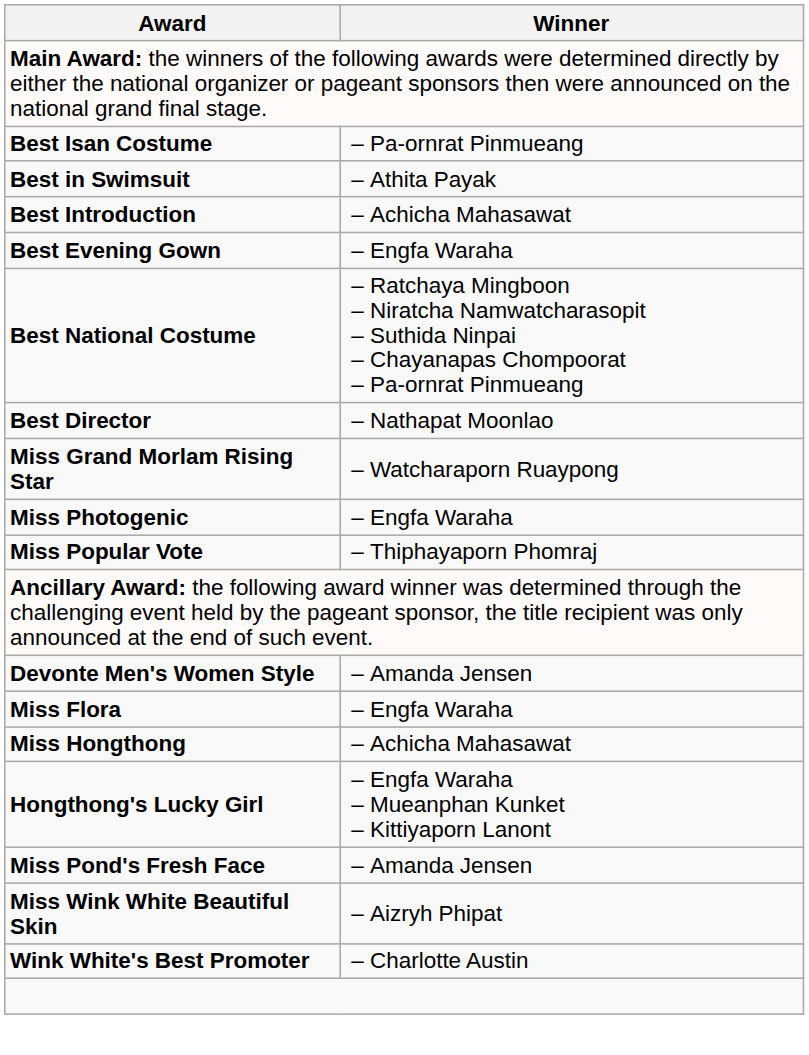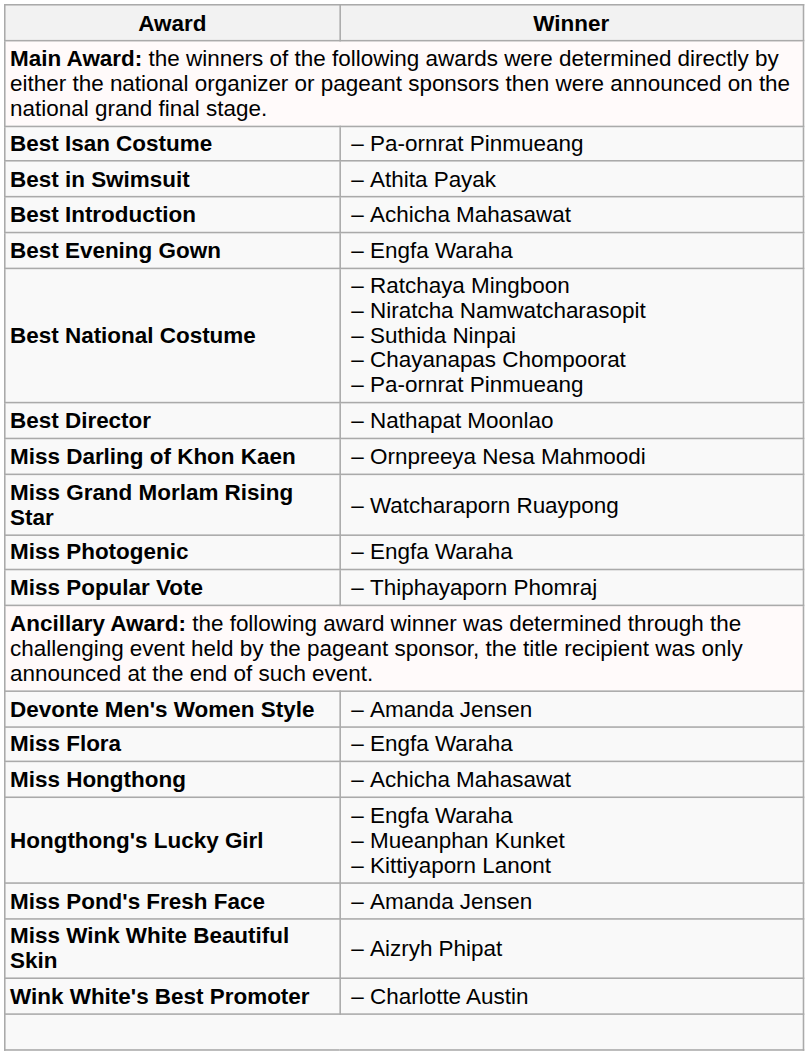+ row: (153, 457)
